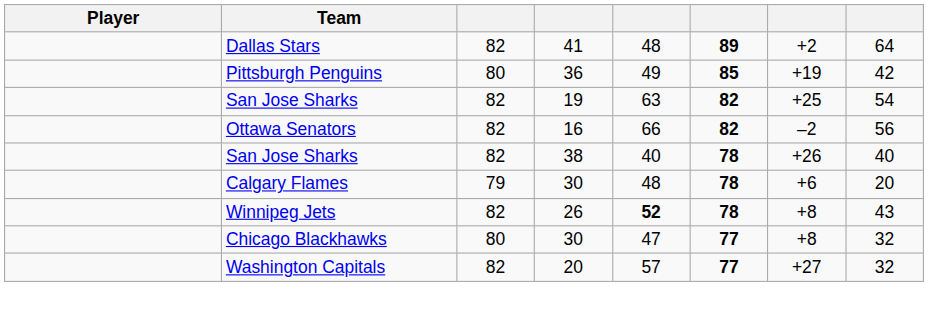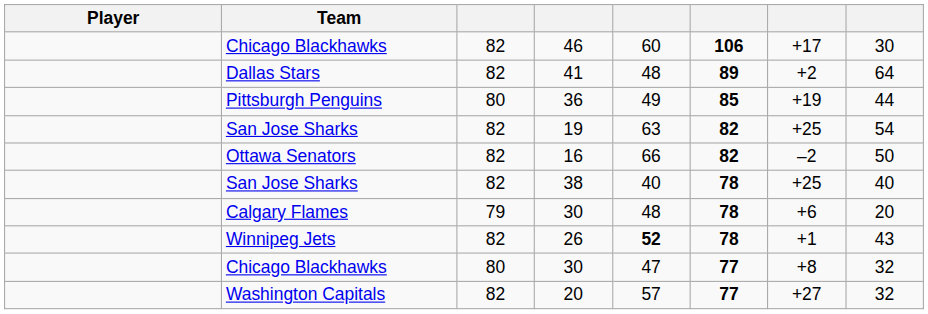+ row: (306, 45)
(885, 73) 42 -> (885, 101) 44
(885, 128) 56 -> (885, 156) 50
(807, 156) +26 -> (807, 184) +25
(807, 211) +8 -> (807, 239) +1
